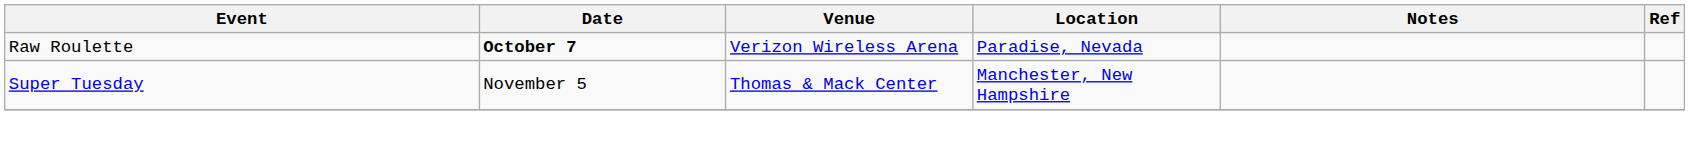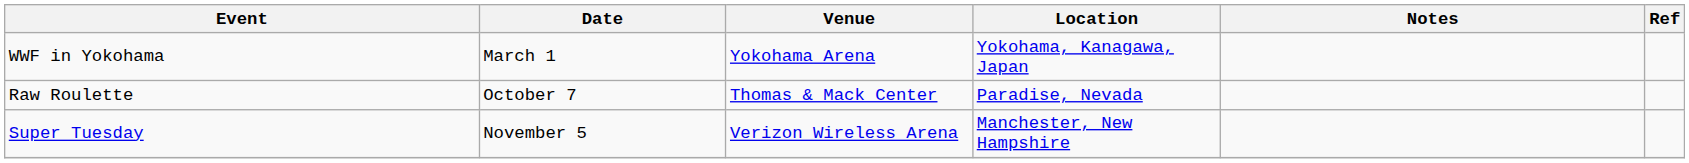+ row: (87, 57)
(530, 47) bold -> (530, 95) normal
(844, 47) Verizon Wireless Arena -> (834, 95) Thomas & Mack Center
(834, 85) Thomas & Mack Center -> (844, 133) Verizon Wireless Arena
